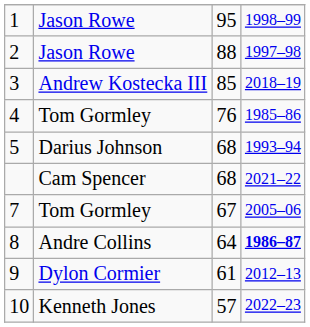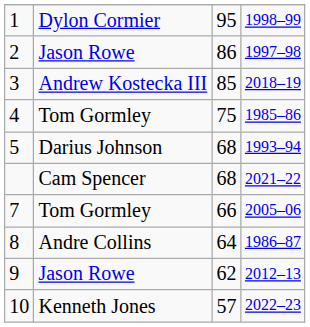(87, 20) Jason Rowe -> (99, 20) Dylon Cormier
(226, 52) 88 -> (226, 52) 86
(226, 115) 76 -> (226, 115) 75
(226, 210) 67 -> (226, 210) 66
(273, 242) bold -> (273, 242) normal
(99, 274) Dylon Cormier -> (87, 274) Jason Rowe
(226, 274) 61 -> (226, 274) 62
